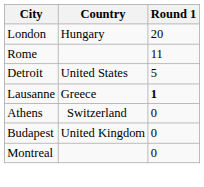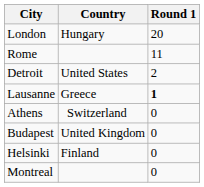(154, 73) 5 -> (154, 73) 2
+ row: (28, 152)
